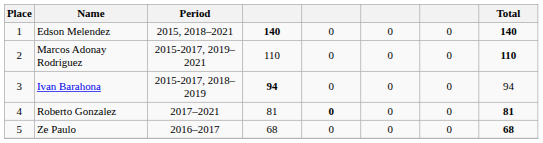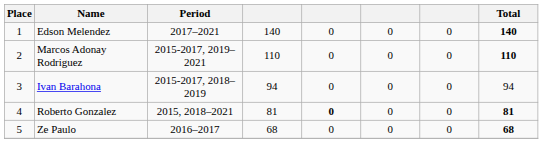(195, 31) 2015, 2018–2021 -> (195, 31) 2017–2021
(272, 31) bold -> (272, 31) normal
(272, 87) bold -> (272, 87) normal
(195, 111) 2017–2021 -> (195, 111) 2015, 2018–2021
